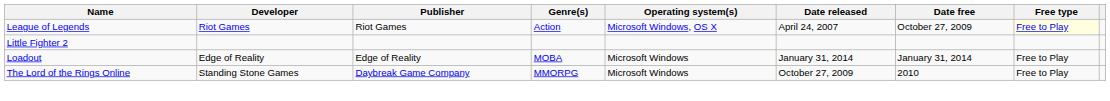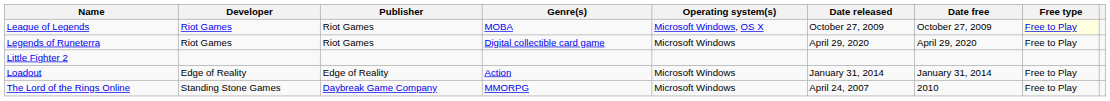(547, 27) Action -> (499, 27) MOBA
(808, 27) April 24, 2007 -> (847, 27) October 27, 2009
+ row: (53, 42)
(548, 57) MOBA -> (498, 72) Action
(816, 72) October 27, 2009 -> (839, 88) April 24, 2007
